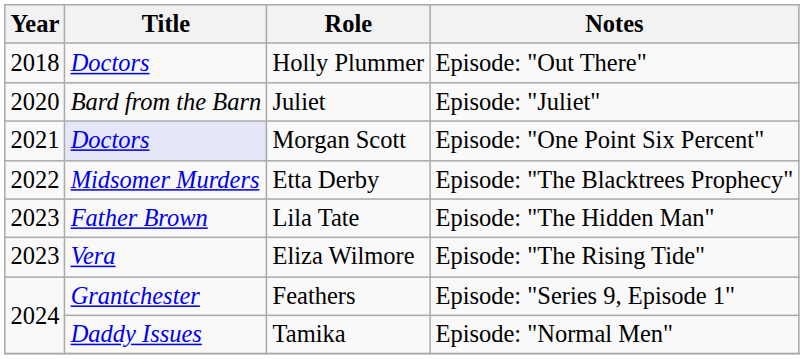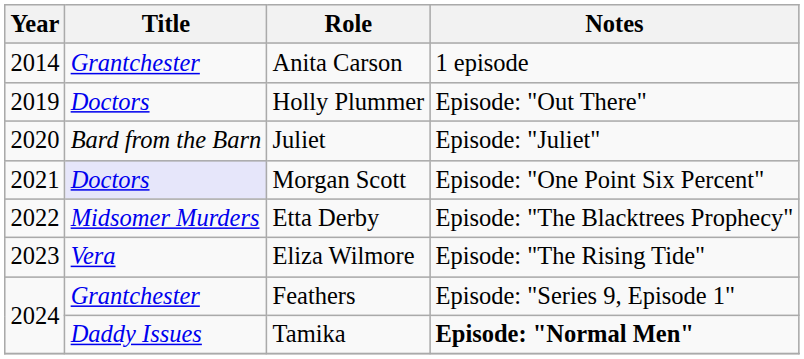+ row: (337, 62)
(35, 62) 2018 -> (35, 101) 2019
- row: (316, 218)
(554, 334) normal -> (565, 334) bold
